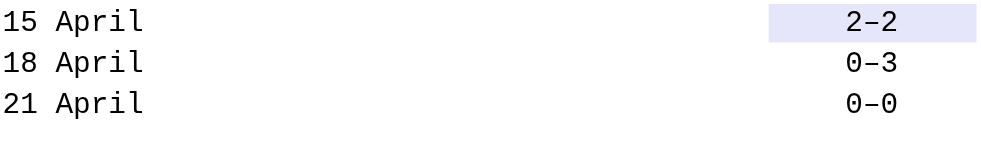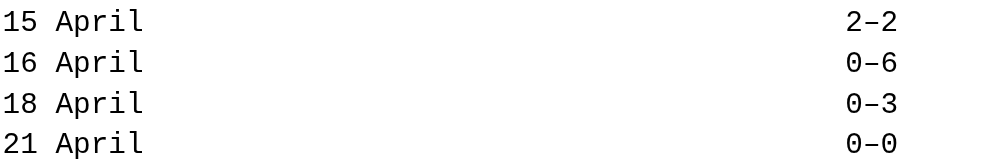(872, 23) lavender background -> (872, 23) no background
+ row: (73, 64)
